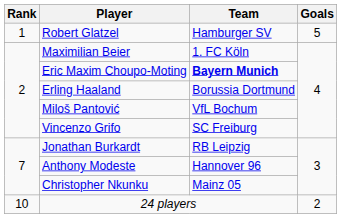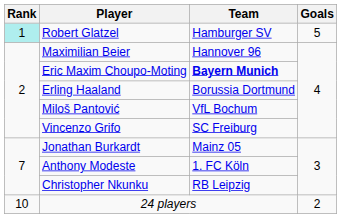(22, 33) no background -> (22, 33) paleturquoise background
(221, 52) 1. FC Köln -> (227, 52) Hannover 96
(221, 147) RB Leipzig -> (217, 147) Mainz 05
(227, 166) Hannover 96 -> (221, 166) 1. FC Köln
(217, 185) Mainz 05 -> (221, 185) RB Leipzig
